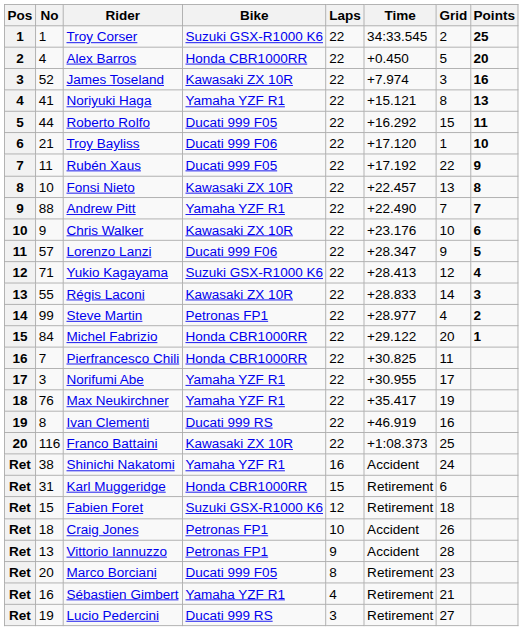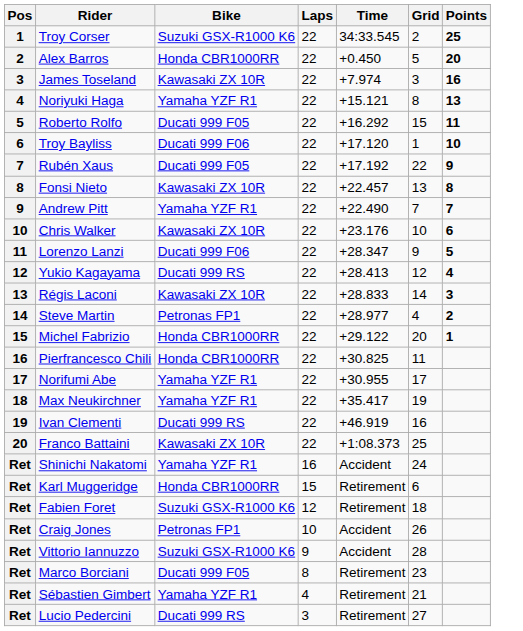- column: (49, 15)
(254, 272) Suzuki GSX-R1000 K6 -> (201, 272) Ducati 999 RS
(227, 551) Petronas FP1 -> (226, 551) Suzuki GSX-R1000 K6
